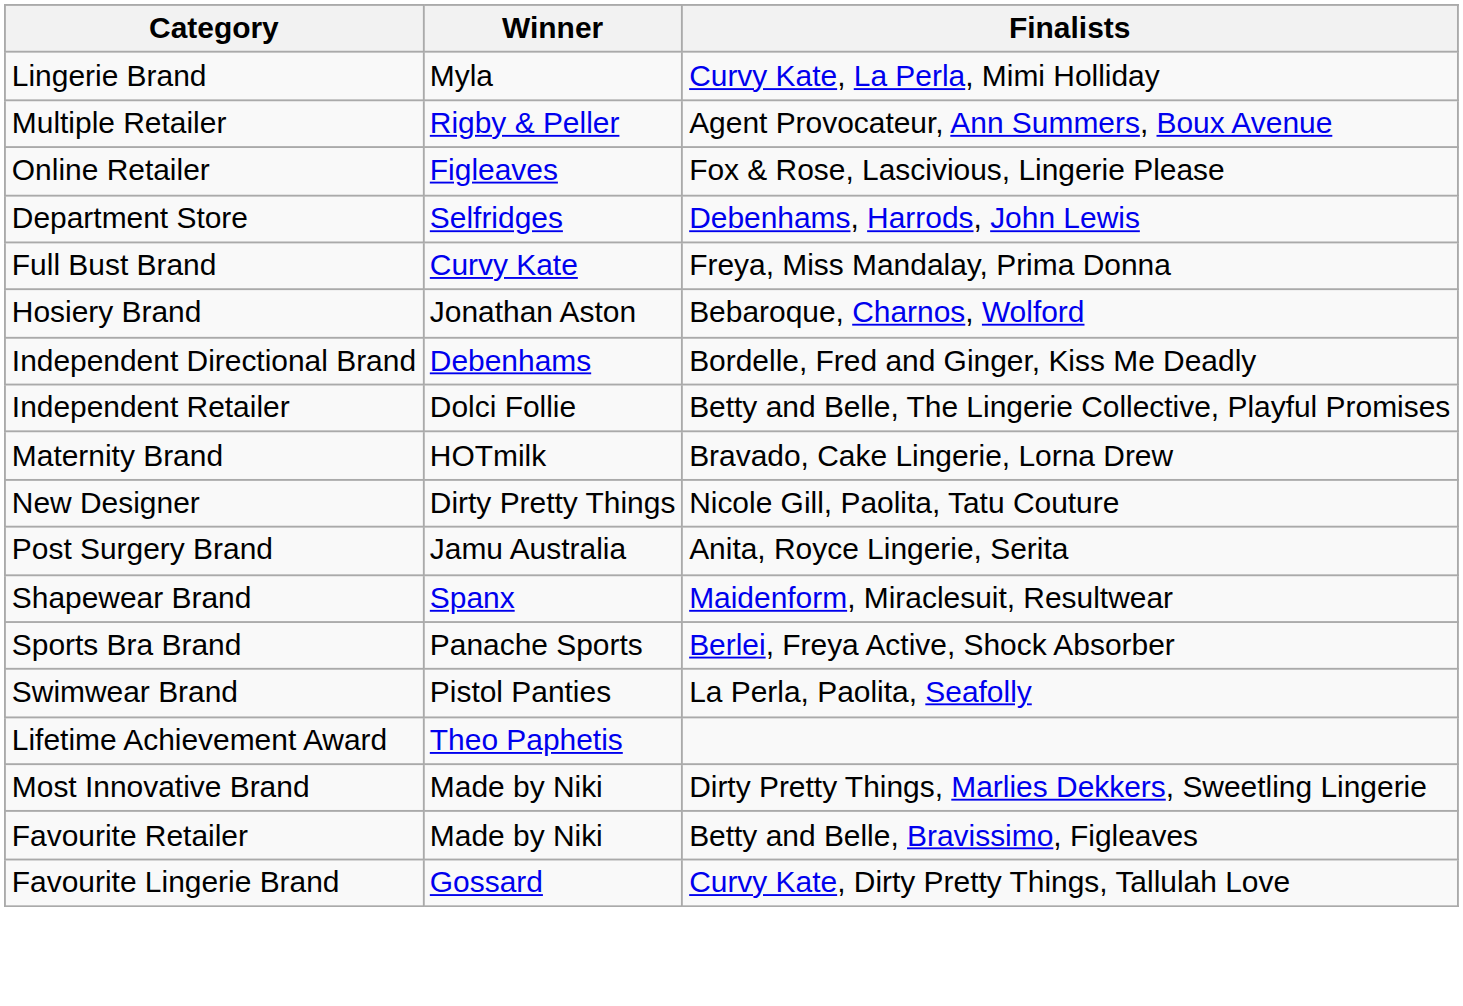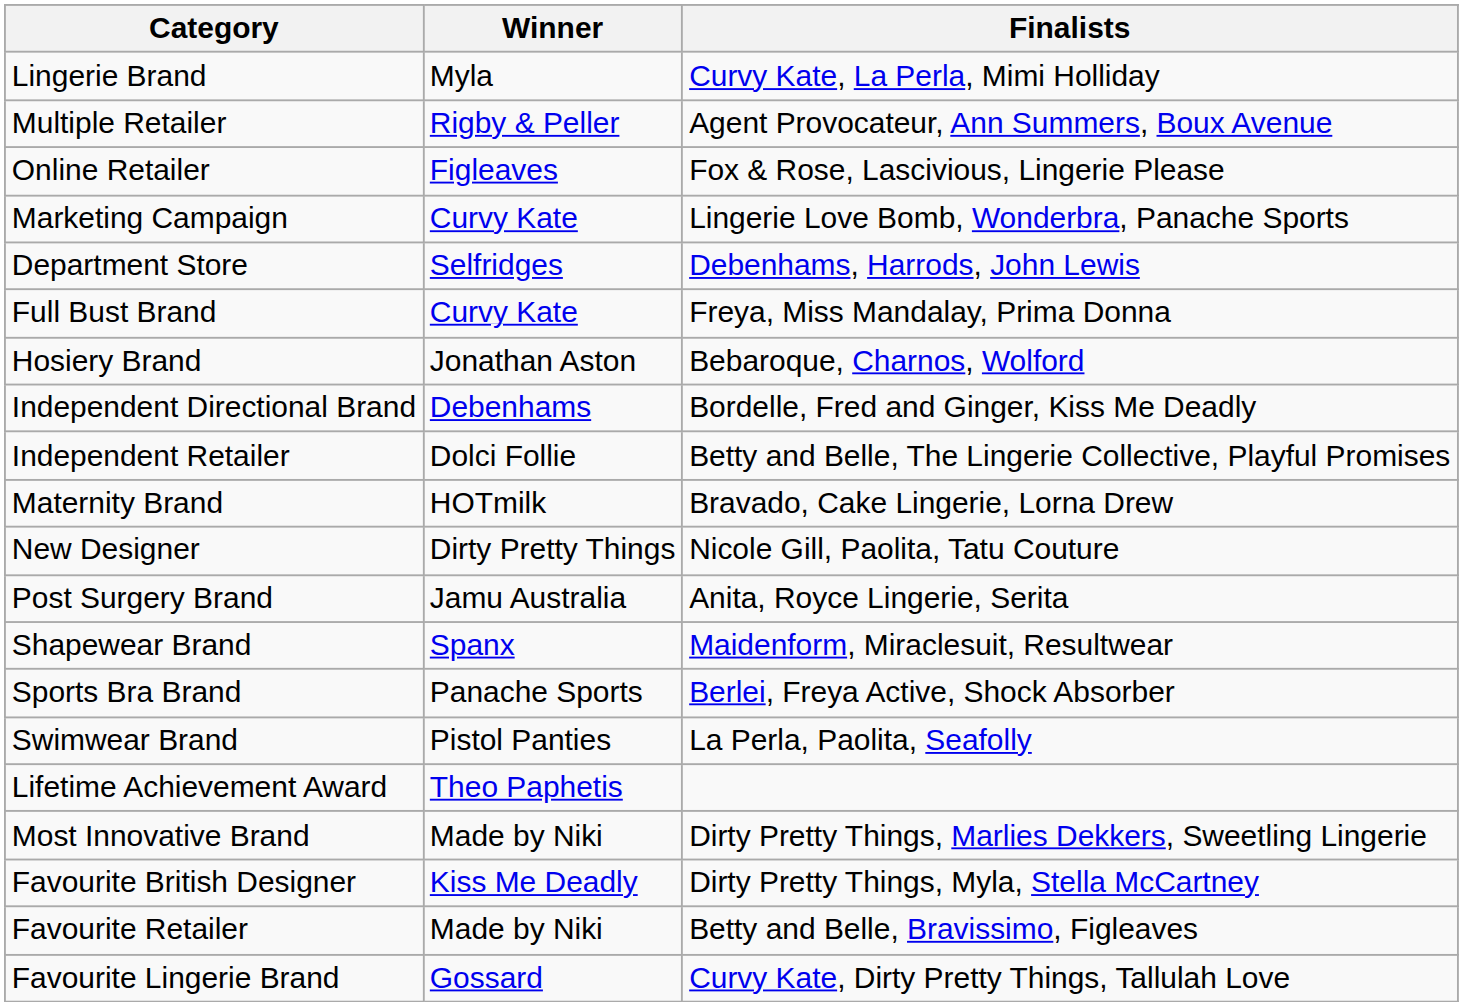+ row: (150, 218)
+ row: (184, 882)
